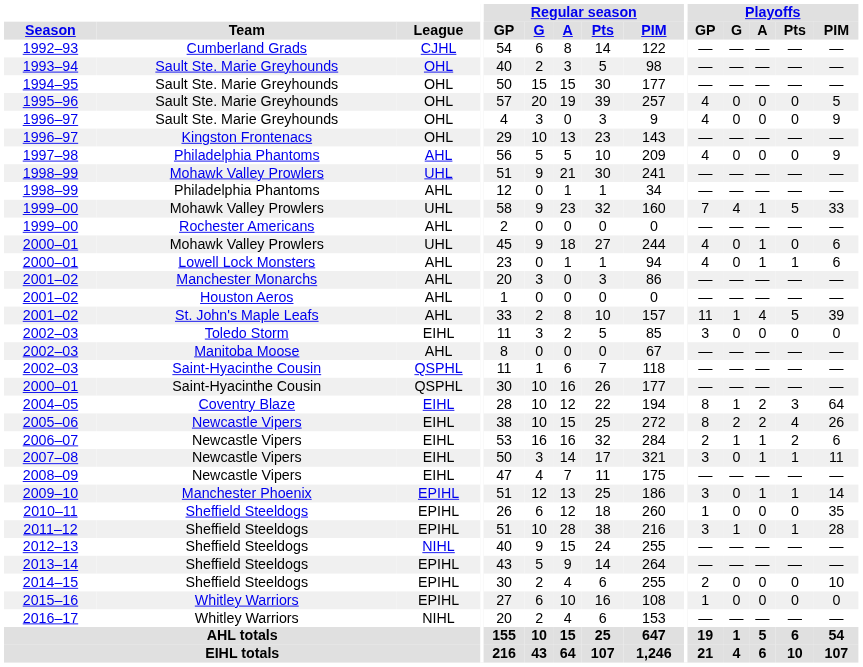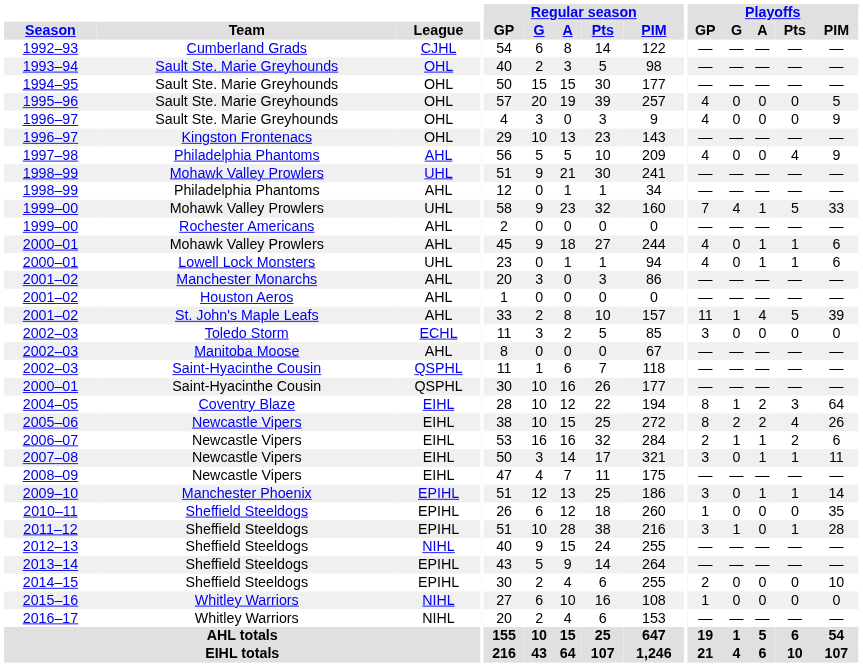(795, 155) 0 -> (795, 155) 4
(439, 244) UHL -> (439, 244) AHL
(795, 244) 0 -> (795, 244) 1
(439, 262) AHL -> (439, 262) UHL
(439, 333) EIHL -> (439, 333) ECHL
(439, 600) EPIHL -> (439, 600) NIHL
